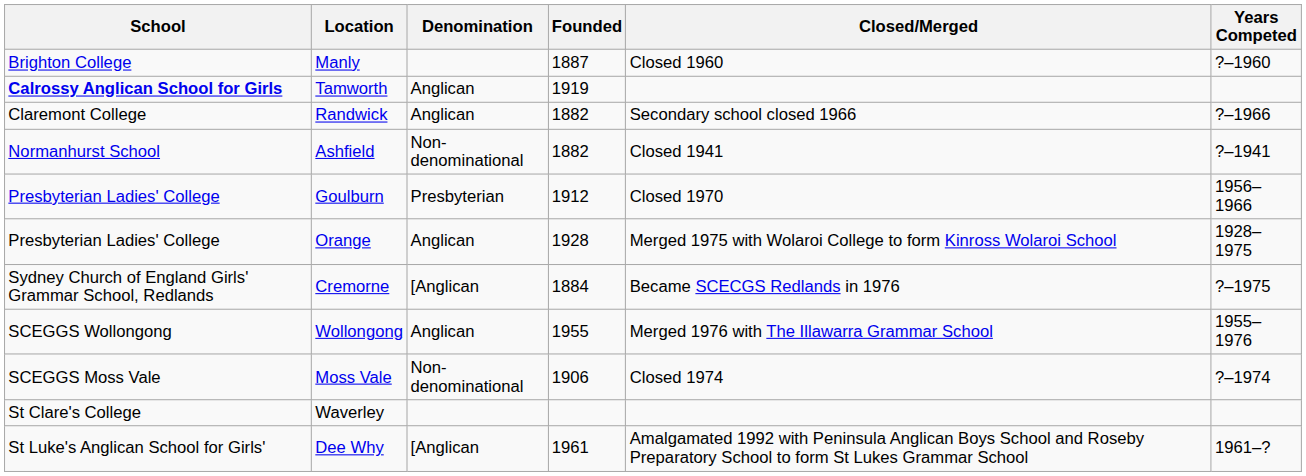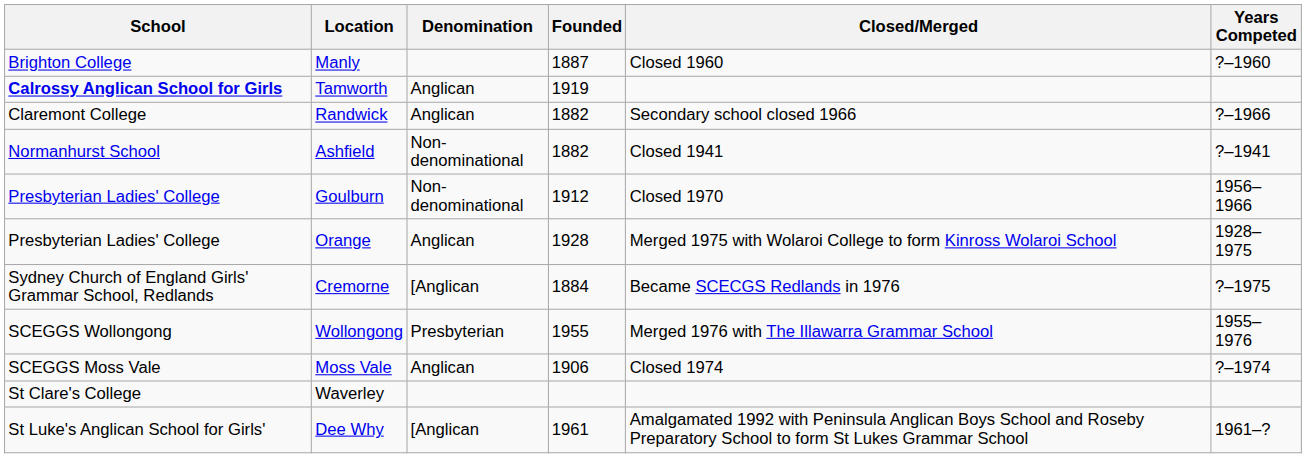(457, 196) Presbyterian -> (467, 196) Non-denominational
(442, 331) Anglican -> (457, 331) Presbyterian
(467, 376) Non-denominational -> (442, 367) Anglican
